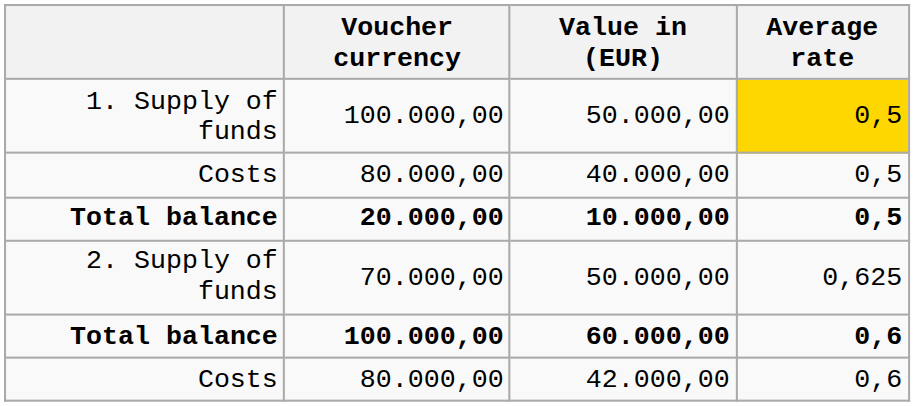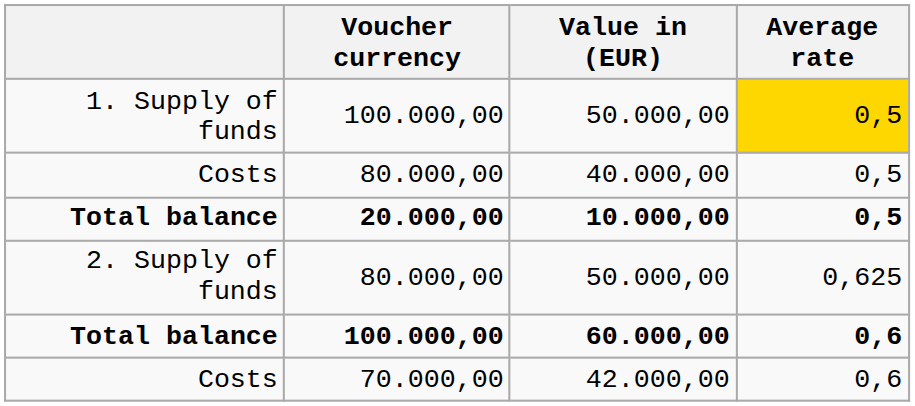(432, 277) 70.000,00 -> (432, 277) 80.000,00
(432, 380) 80.000,00 -> (432, 380) 70.000,00
